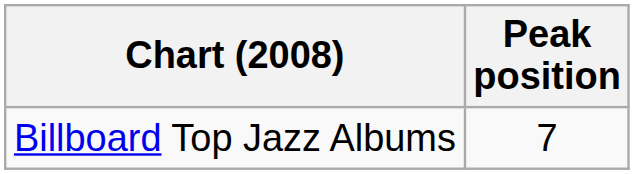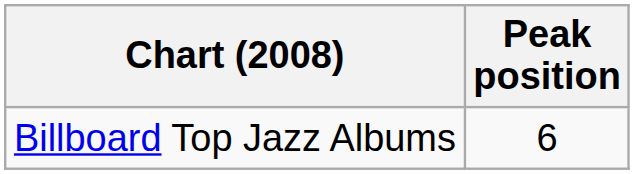(547, 137) 7 -> (547, 137) 6
